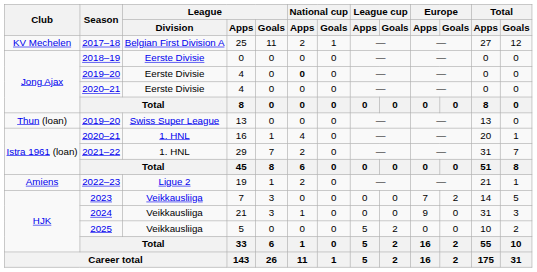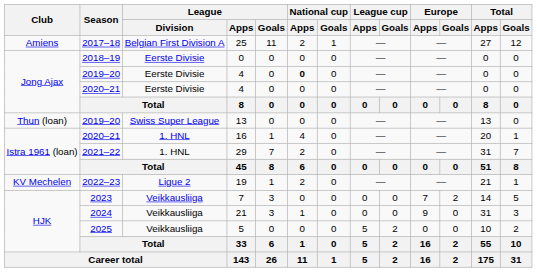(42, 43) KV Mechelen -> (42, 43) Amiens
(42, 182) Amiens -> (42, 182) KV Mechelen
